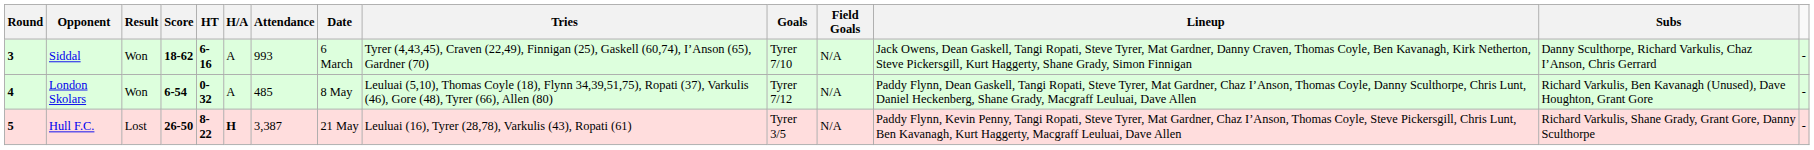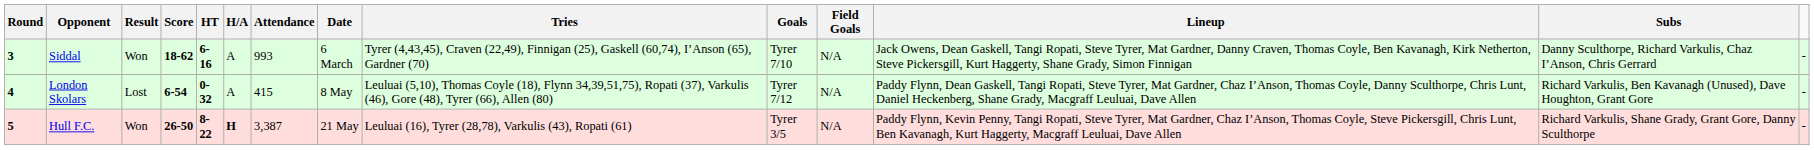(136, 91) Won -> (136, 91) Lost
(263, 91) 485 -> (263, 91) 415
(136, 126) Lost -> (136, 126) Won
